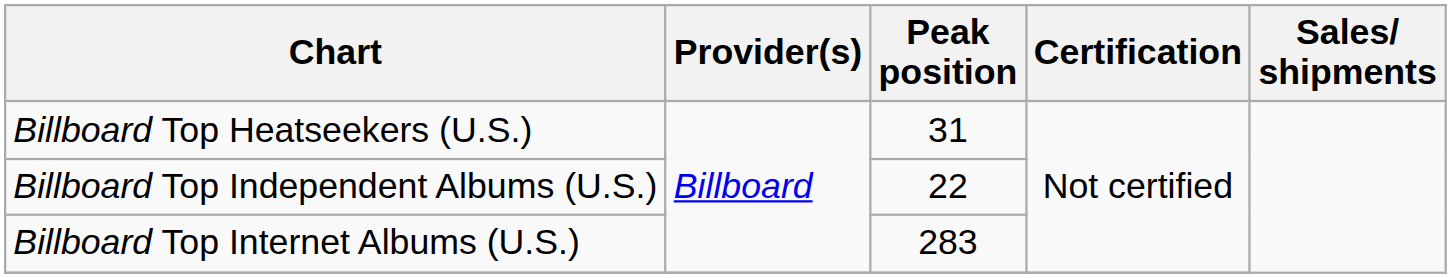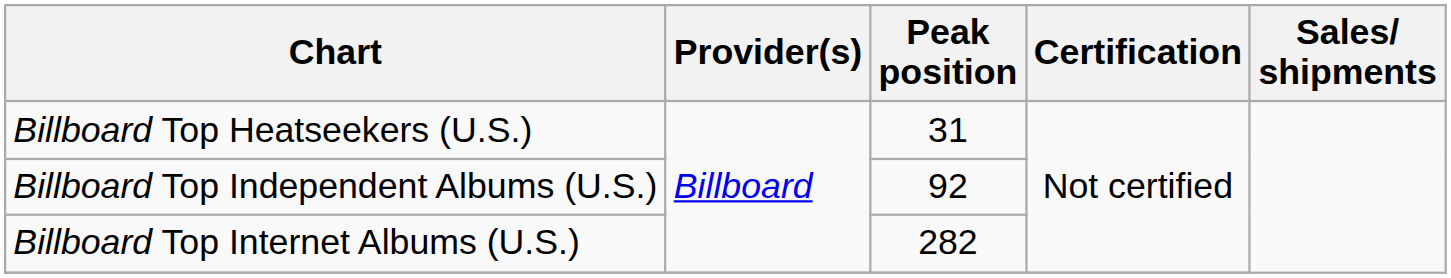(948, 186) 22 -> (948, 186) 92
(948, 242) 283 -> (948, 242) 282
